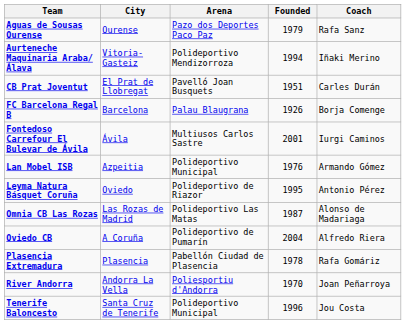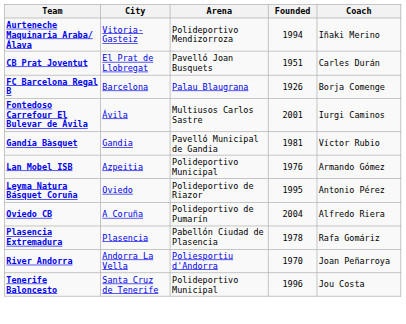- row: (44, 30)
+ row: (42, 143)
- row: (52, 214)
